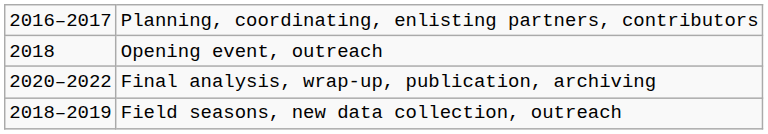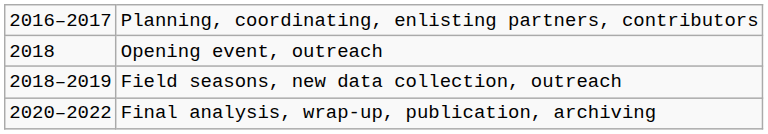rows swapped: (371, 113) <-> (388, 82)
